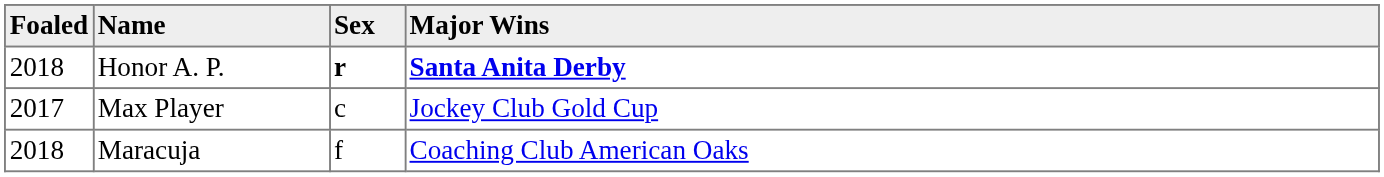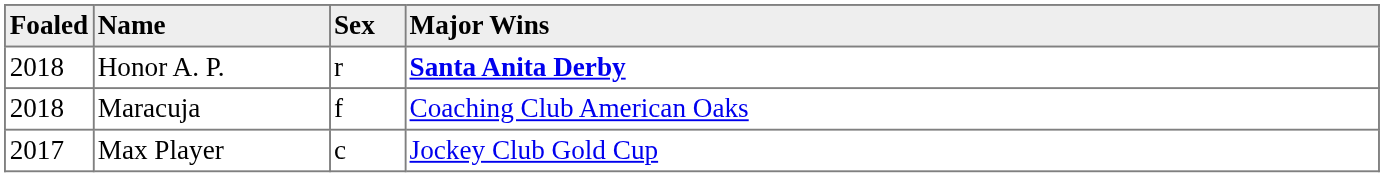(340, 66) bold -> (338, 66) normal
rows swapped: (161, 108) <-> (149, 150)
